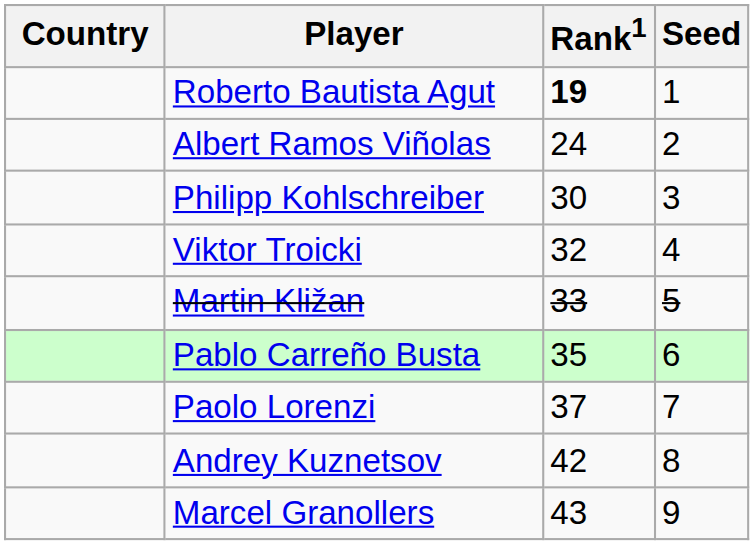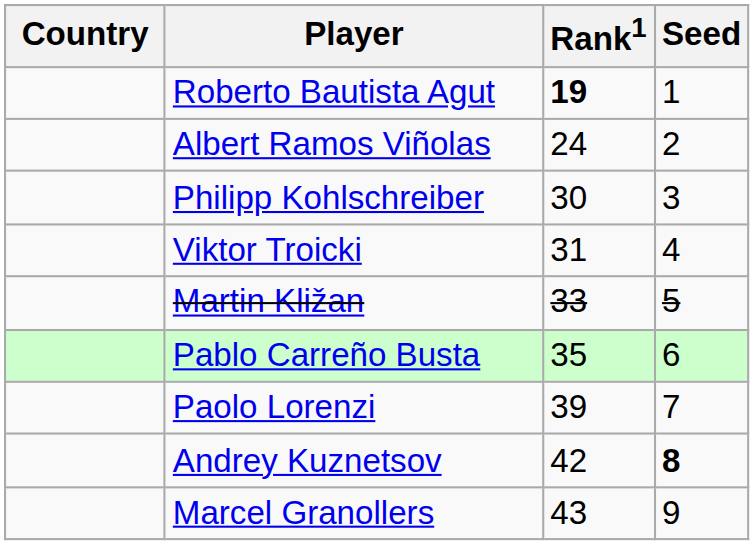(569, 249) 32 -> (569, 249) 31
(569, 407) 37 -> (569, 407) 39
(671, 459) normal -> (671, 459) bold
